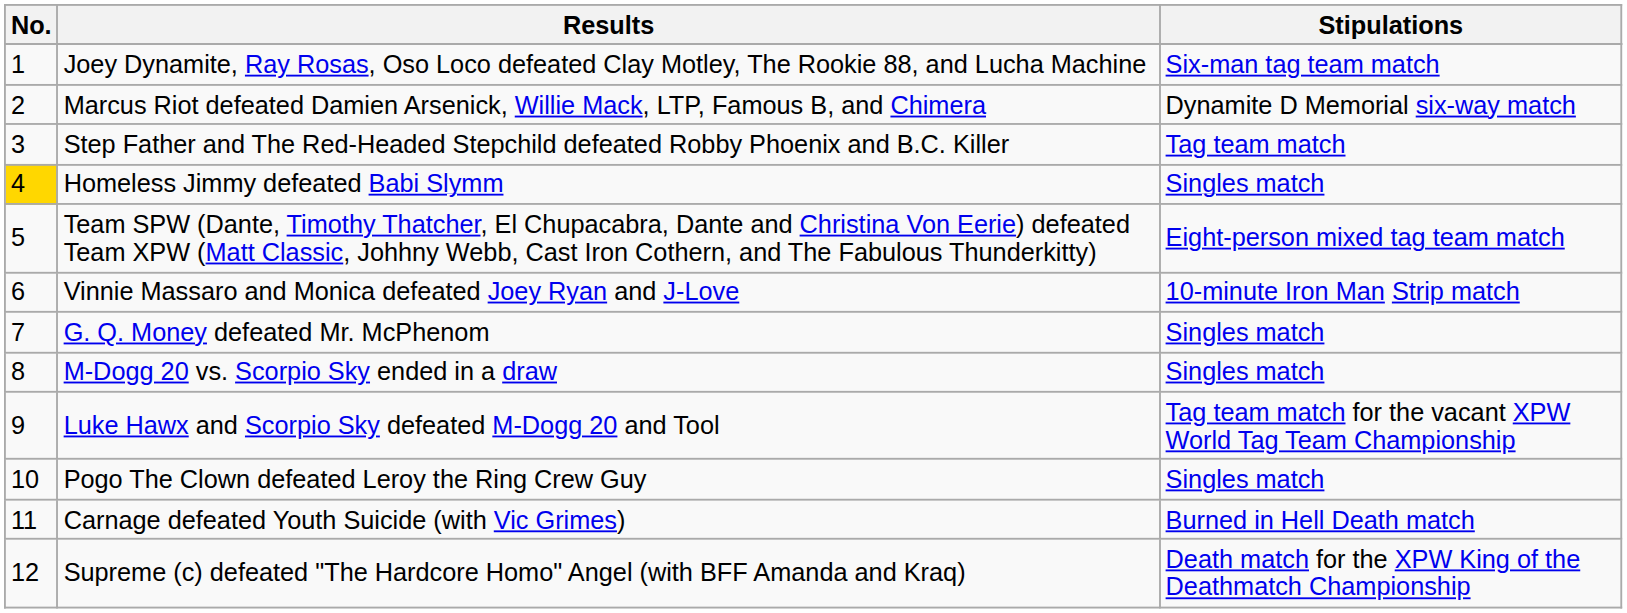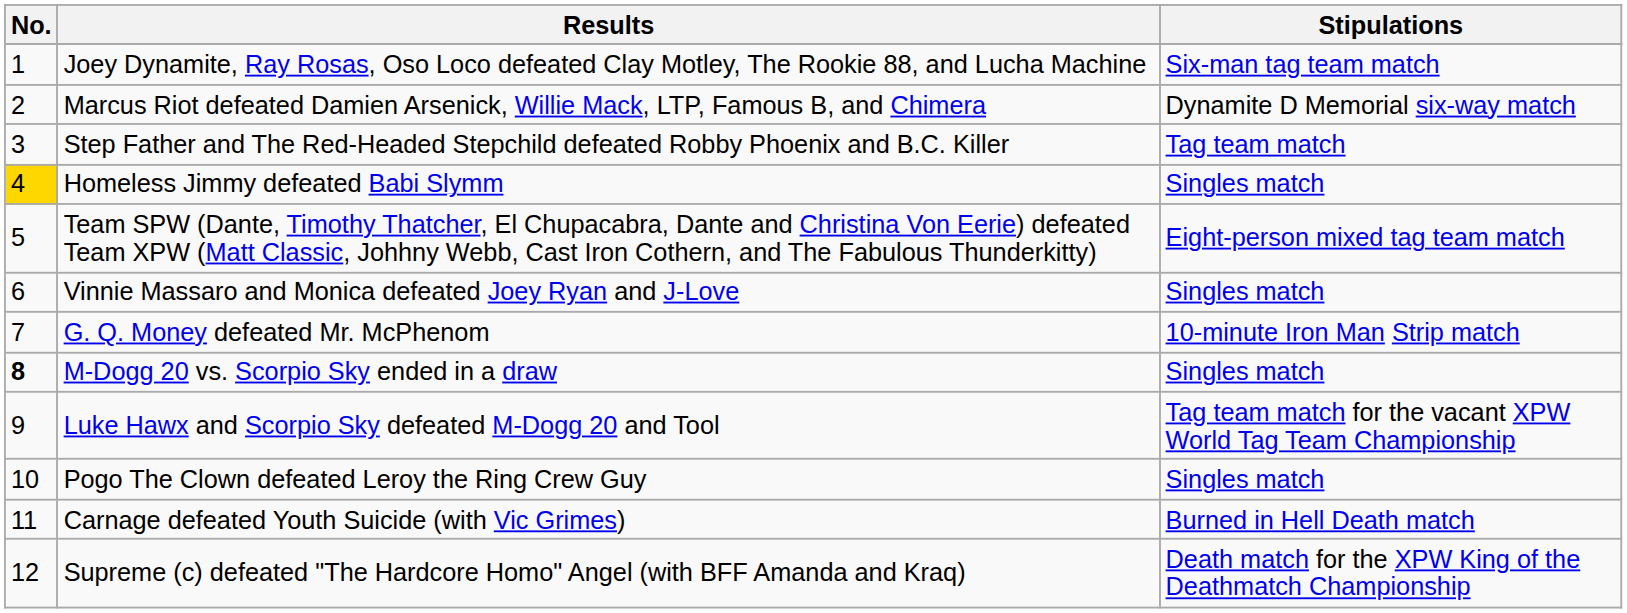(1343, 292) 10-minute Iron Man Strip match -> (1245, 292) Singles match
(1245, 331) Singles match -> (1343, 331) 10-minute Iron Man Strip match
(18, 371) normal -> (18, 371) bold
